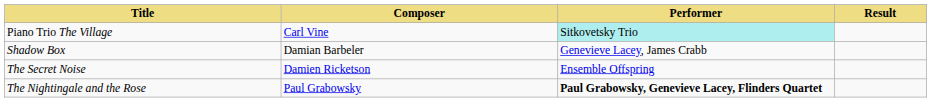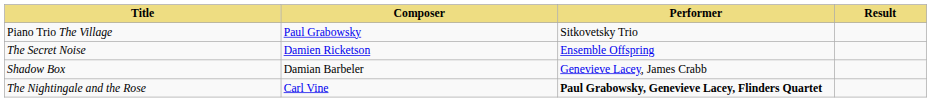(306, 32) Carl Vine -> (322, 32) Paul Grabowsky
(599, 32) paleturquoise background -> (599, 32) no background
rows swapped: (46, 69) <-> (36, 50)
(322, 87) Paul Grabowsky -> (306, 87) Carl Vine
